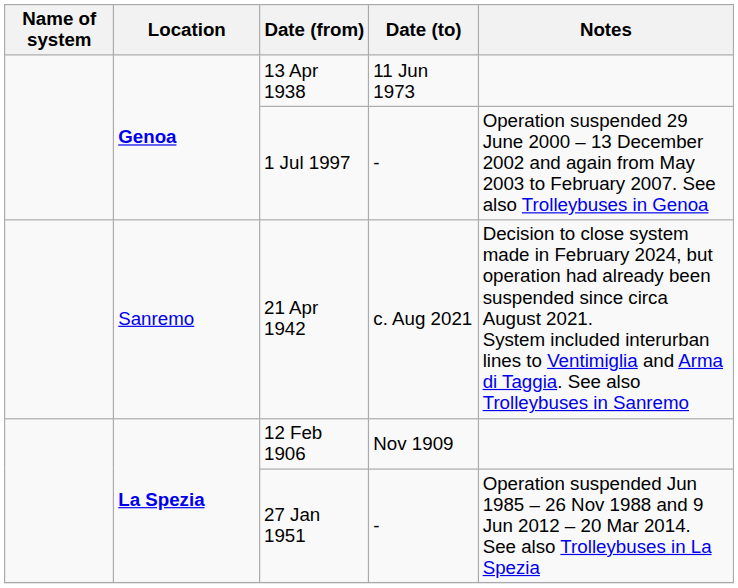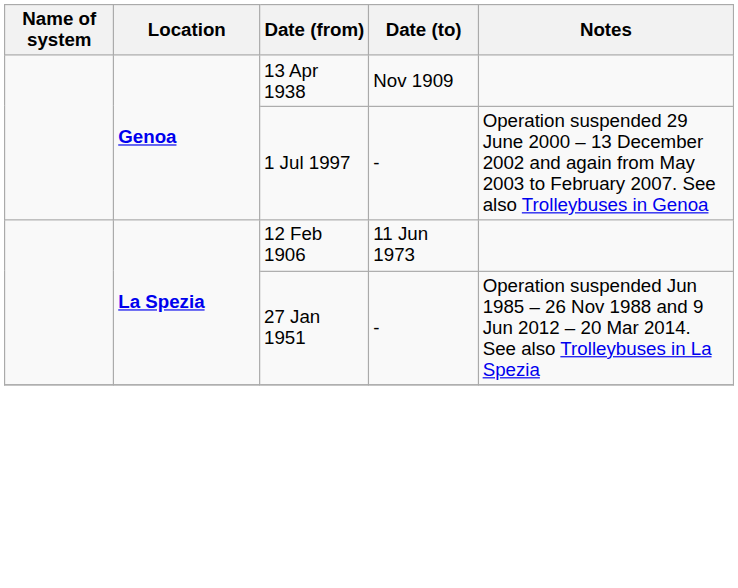(401, 80) 11 Jun 1973 -> (413, 80) Nov 1909
- row: (291, 319)
(413, 443) Nov 1909 -> (401, 245) 11 Jun 1973
